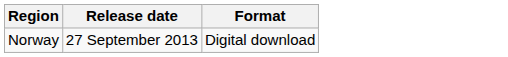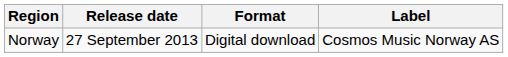+ column: (411, 16)
